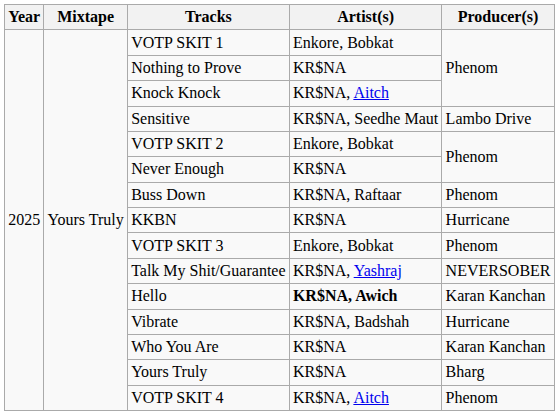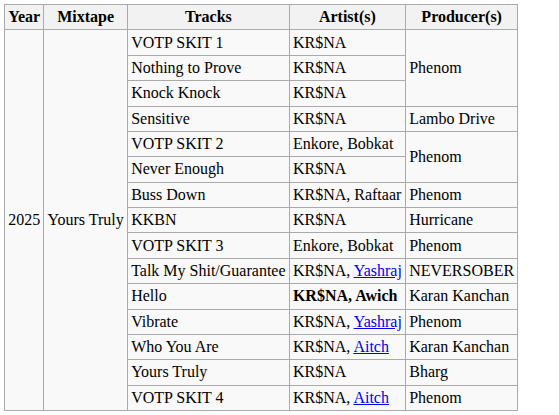(343, 42) Enkore, Bobkat -> (320, 42) KR$NA
(341, 93) KR$NA, Aitch -> (320, 93) KR$NA
(366, 118) KR$NA, Seedhe Maut -> (320, 118) KR$NA
(351, 321) KR$NA, Badshah -> (347, 321) KR$NA, Yashraj
(478, 321) Hurricane -> (435, 321) Phenom
(320, 347) KR$NA -> (341, 347) KR$NA, Aitch
